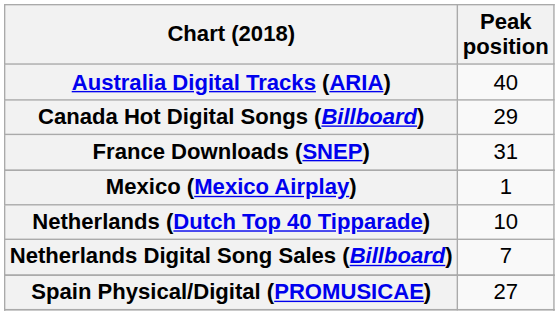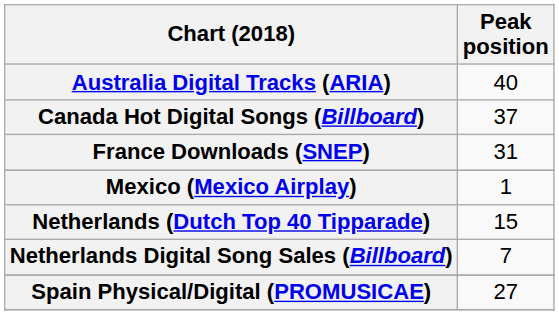(506, 116) 29 -> (506, 116) 37
(506, 221) 10 -> (506, 221) 15
